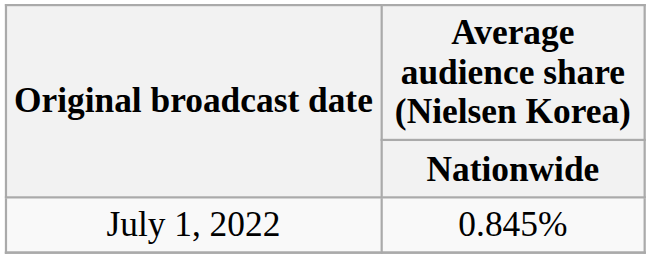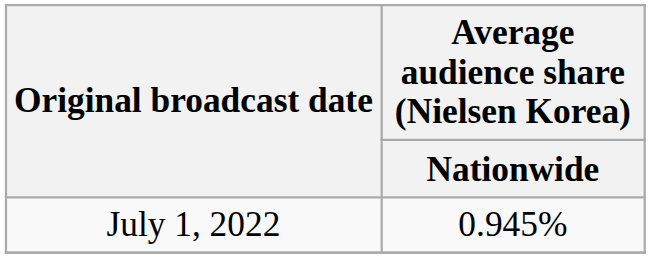(513, 224) 0.845% -> (513, 224) 0.945%
